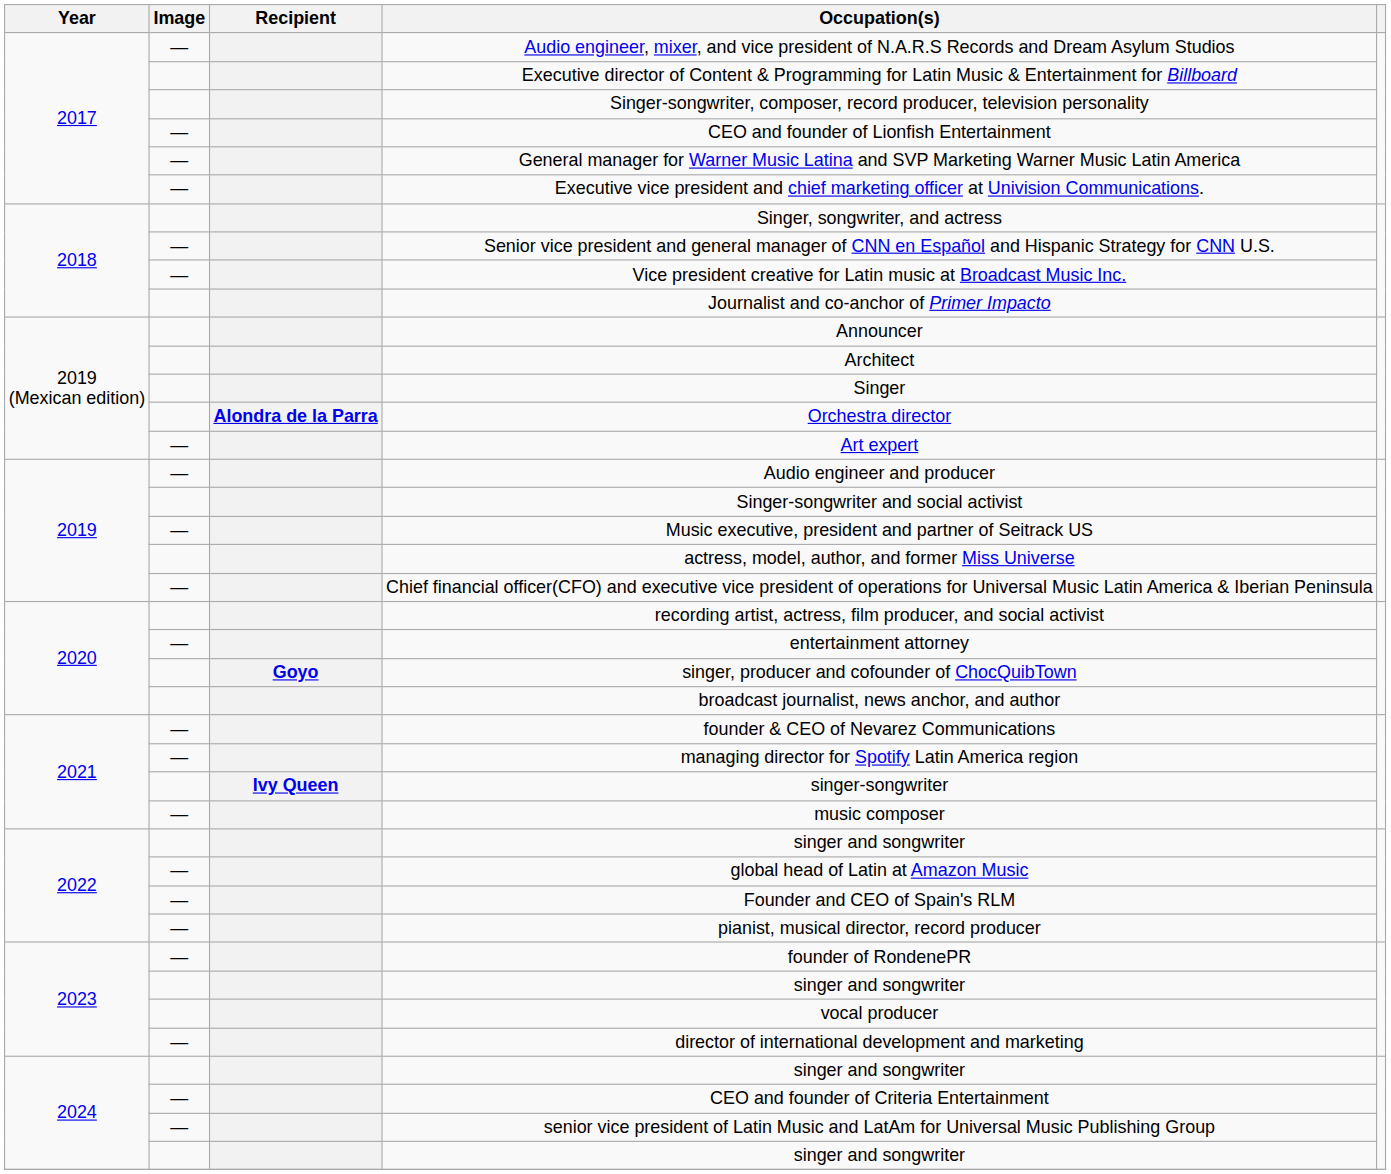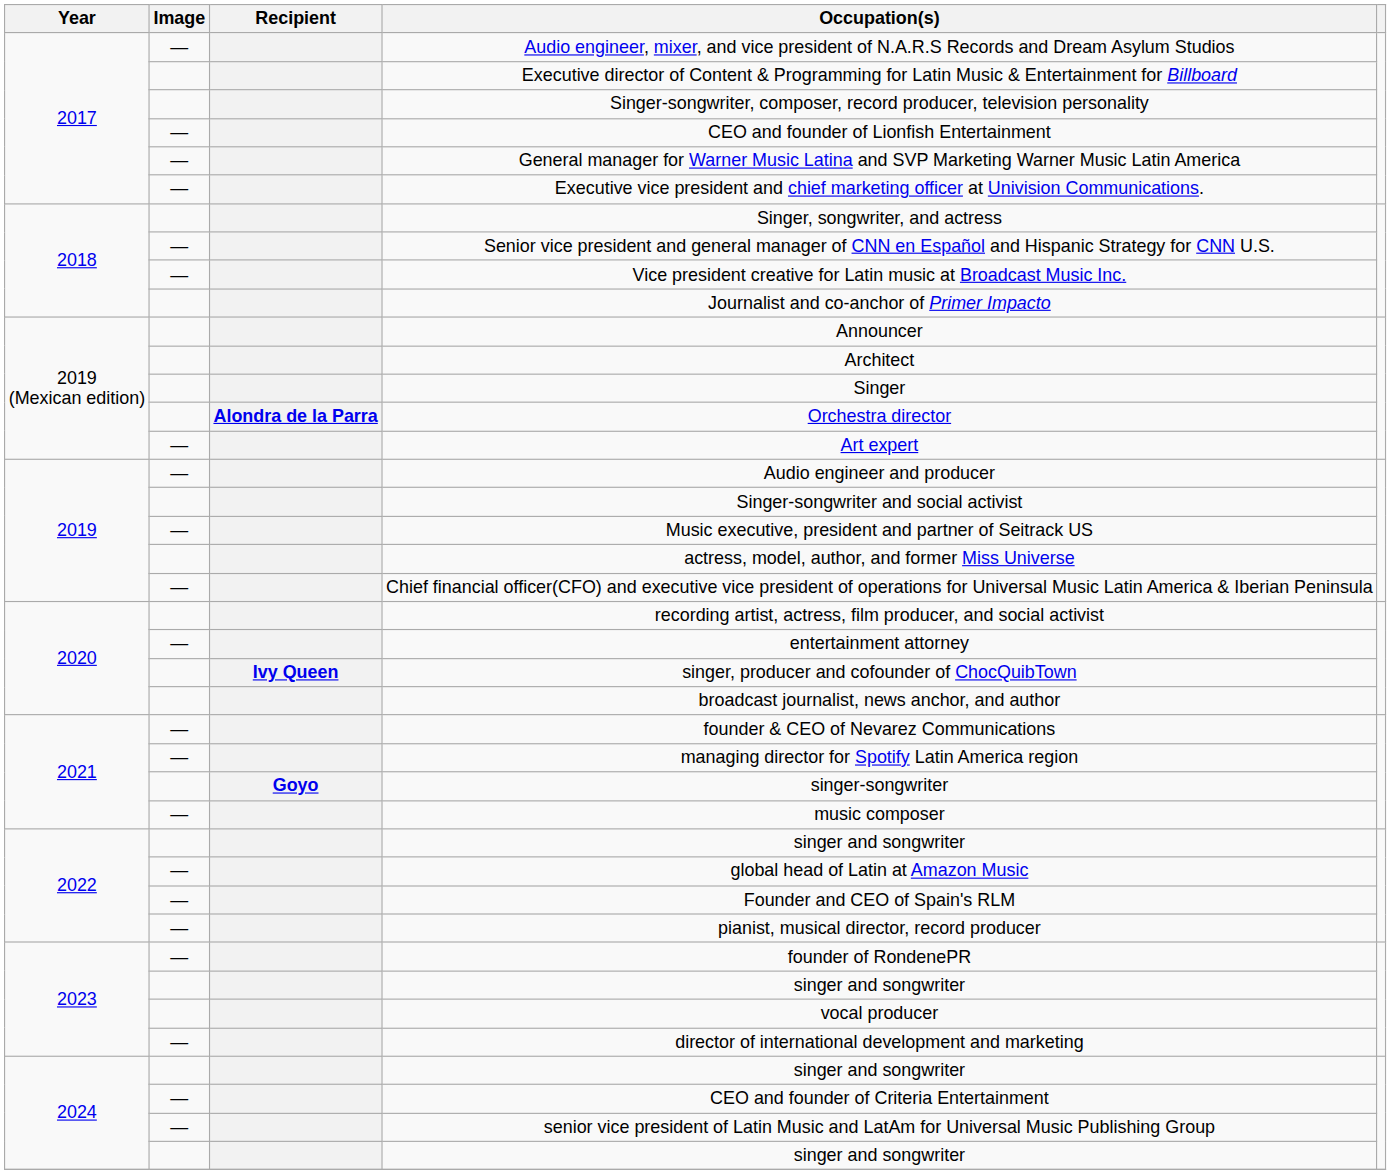(296, 672) Goyo -> (296, 672) Ivy Queen
(296, 786) Ivy Queen -> (296, 786) Goyo
